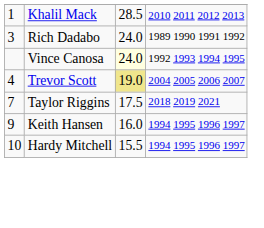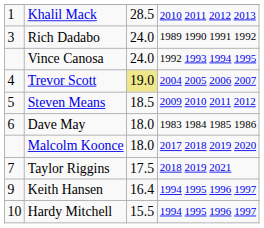(131, 59) lightyellow background -> (142, 59) no background
+ row: (66, 102)
+ row: (57, 124)
+ row: (76, 146)
(131, 124) 16.0 -> (142, 189) 16.4
